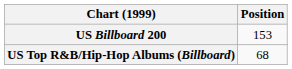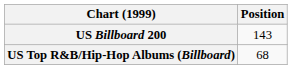(263, 34) 153 -> (263, 34) 143
